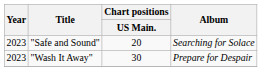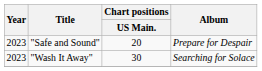(214, 43) Searching for Solace -> (213, 43) Prepare for Despair
(213, 58) Prepare for Despair -> (214, 58) Searching for Solace
